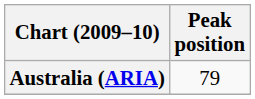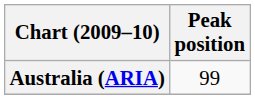(210, 77) 79 -> (210, 77) 99
